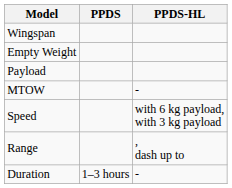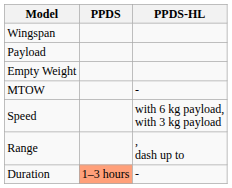rows swapped: (42, 52) <-> (26, 71)
(106, 174) no background -> (106, 174) lightsalmon background
